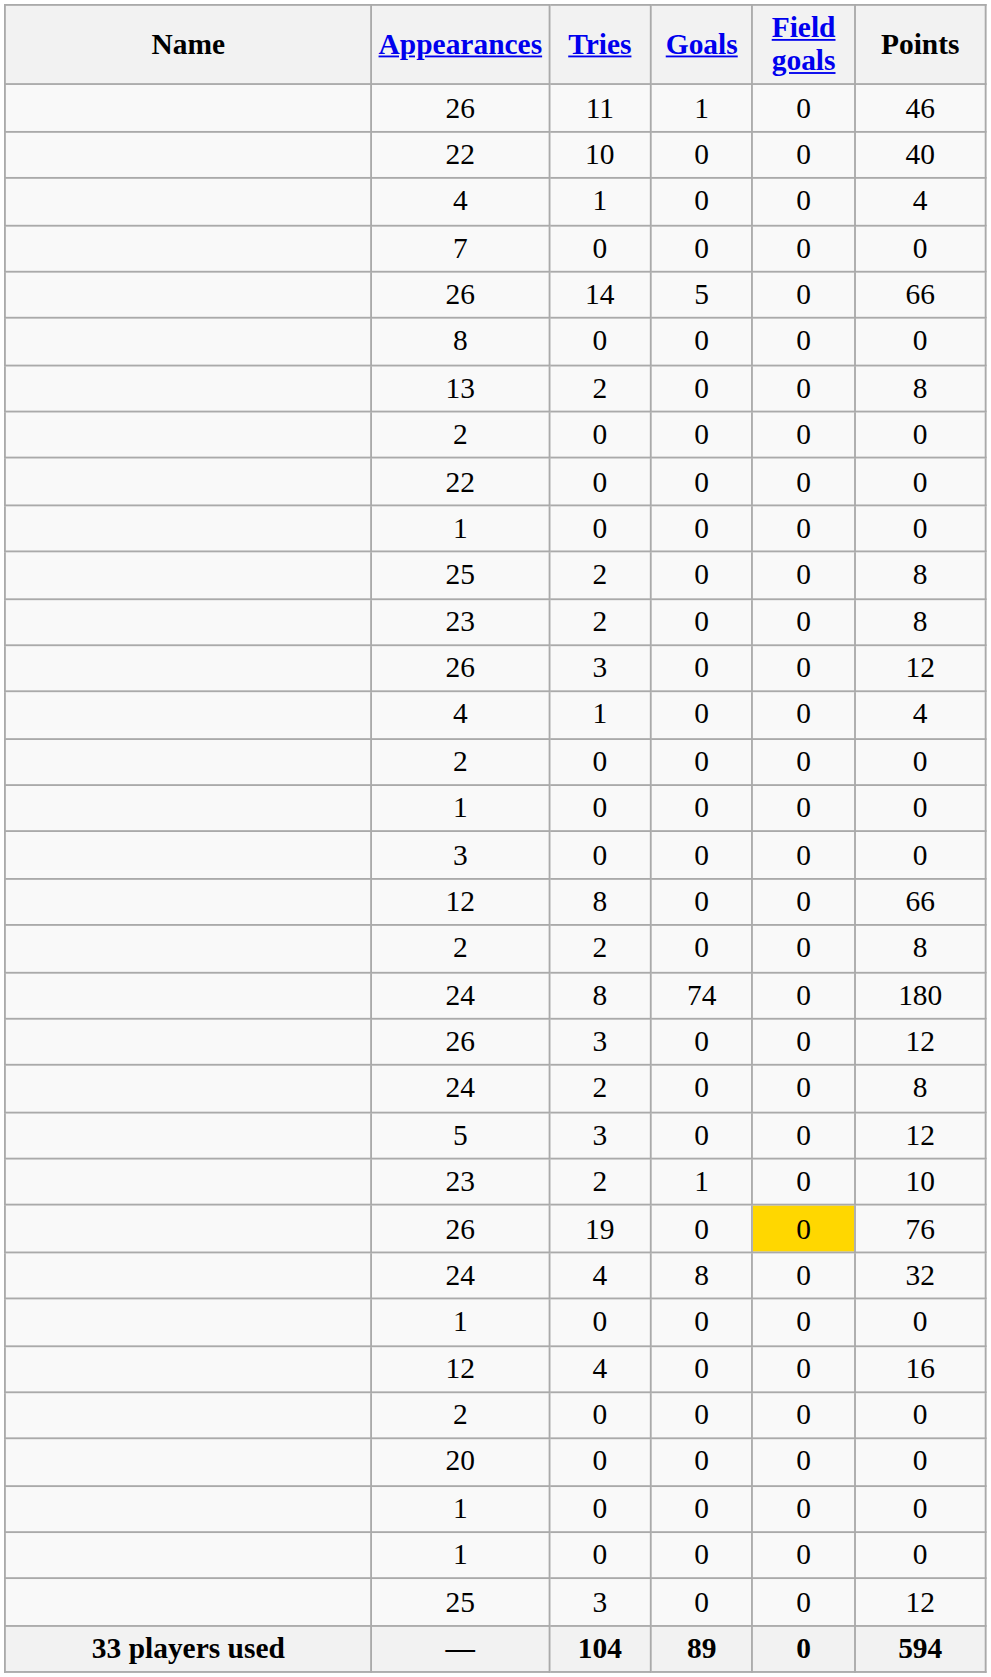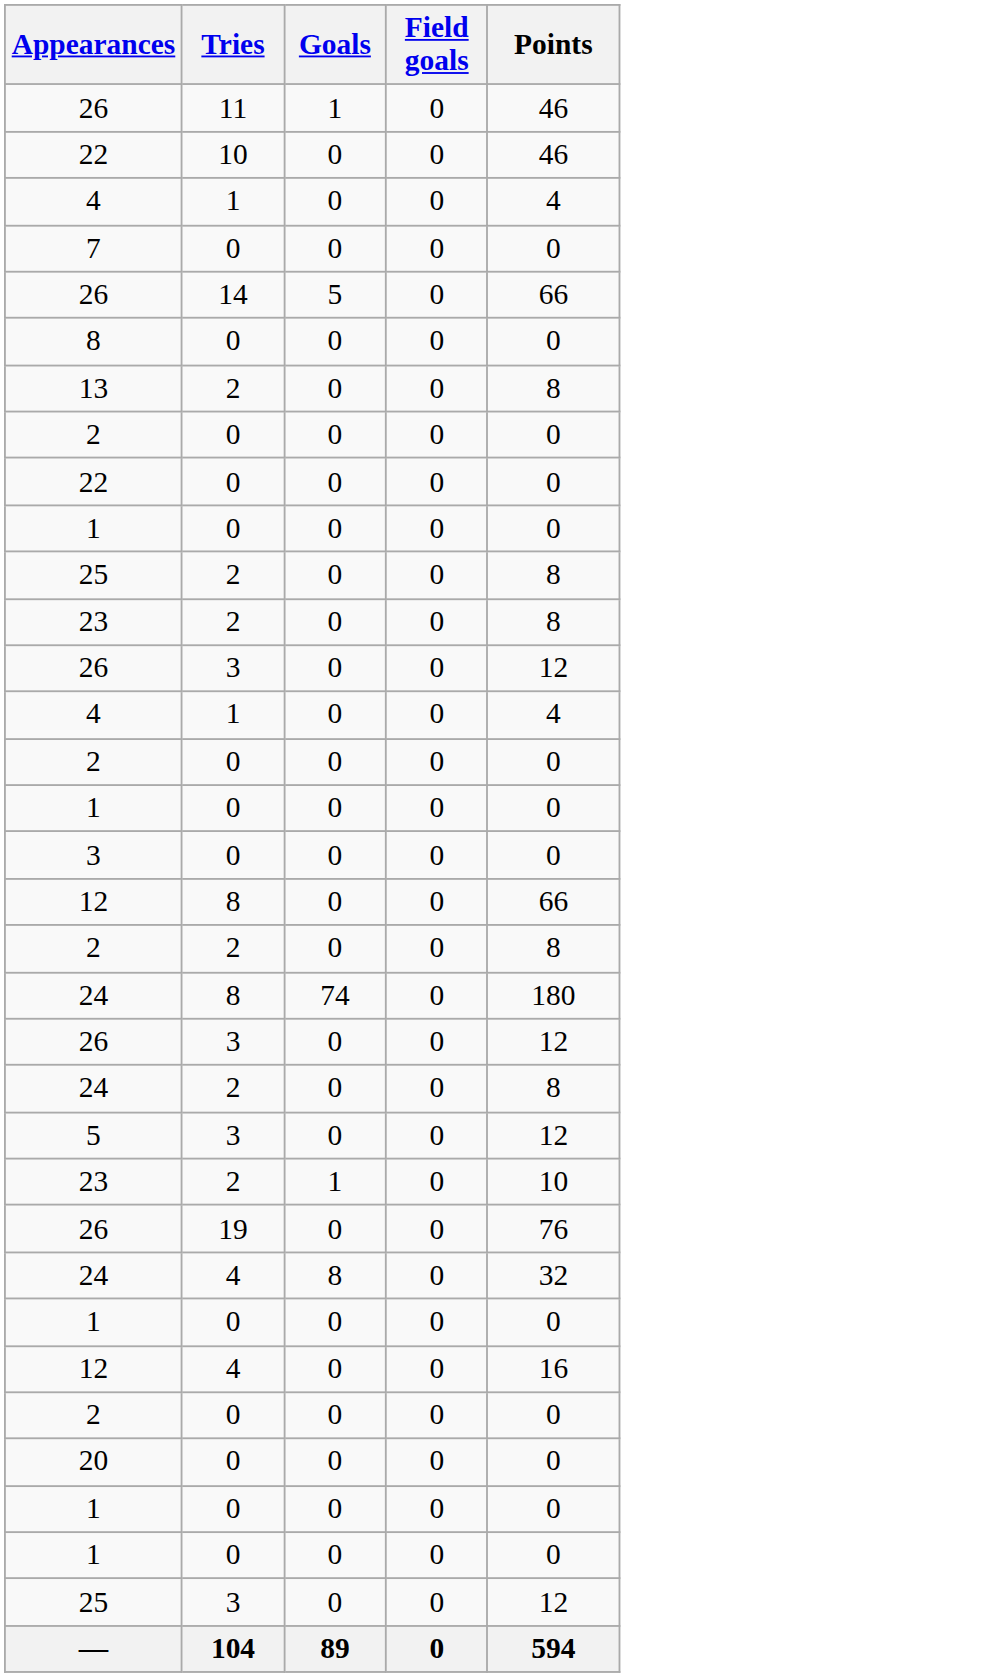- column: (188, 44)
(920, 154) 40 -> (553, 154) 46
(804, 1228) gold background -> (437, 1228) no background
